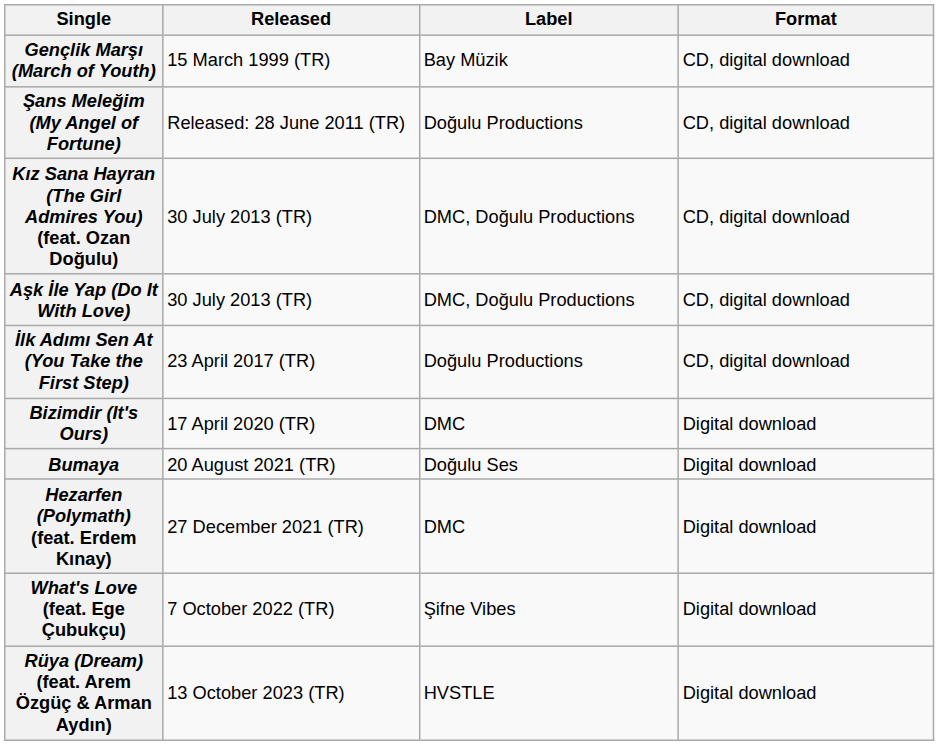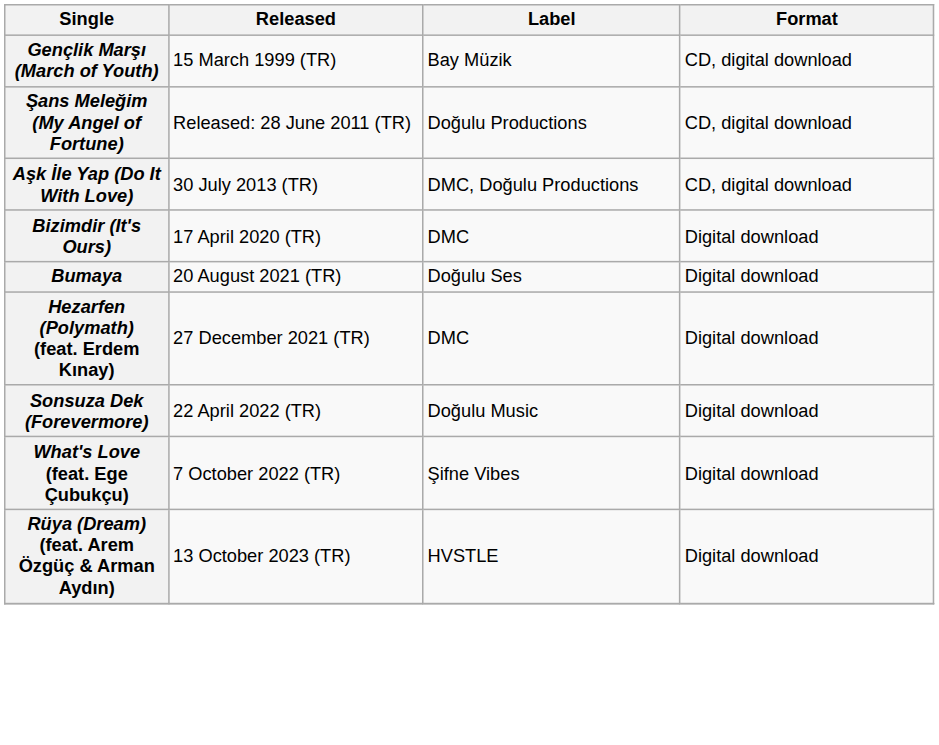- row: (84, 216)
- row: (84, 362)
+ row: (87, 411)
